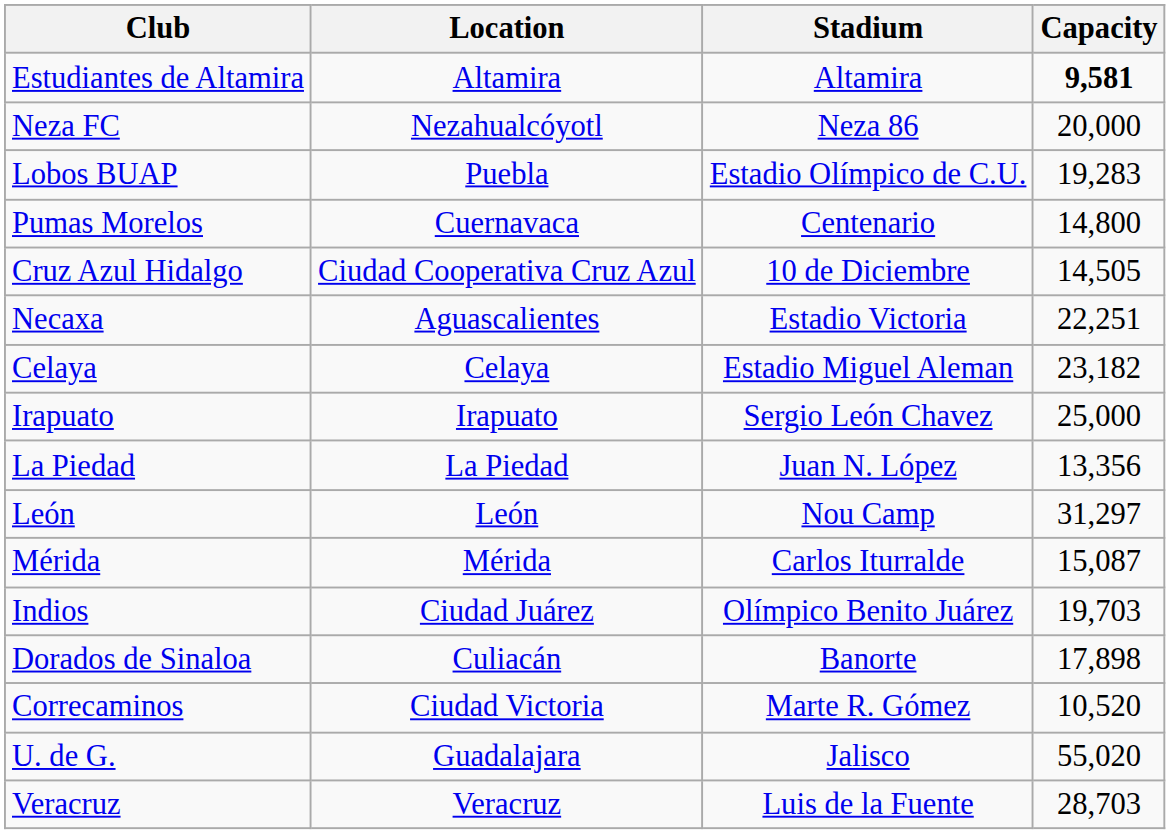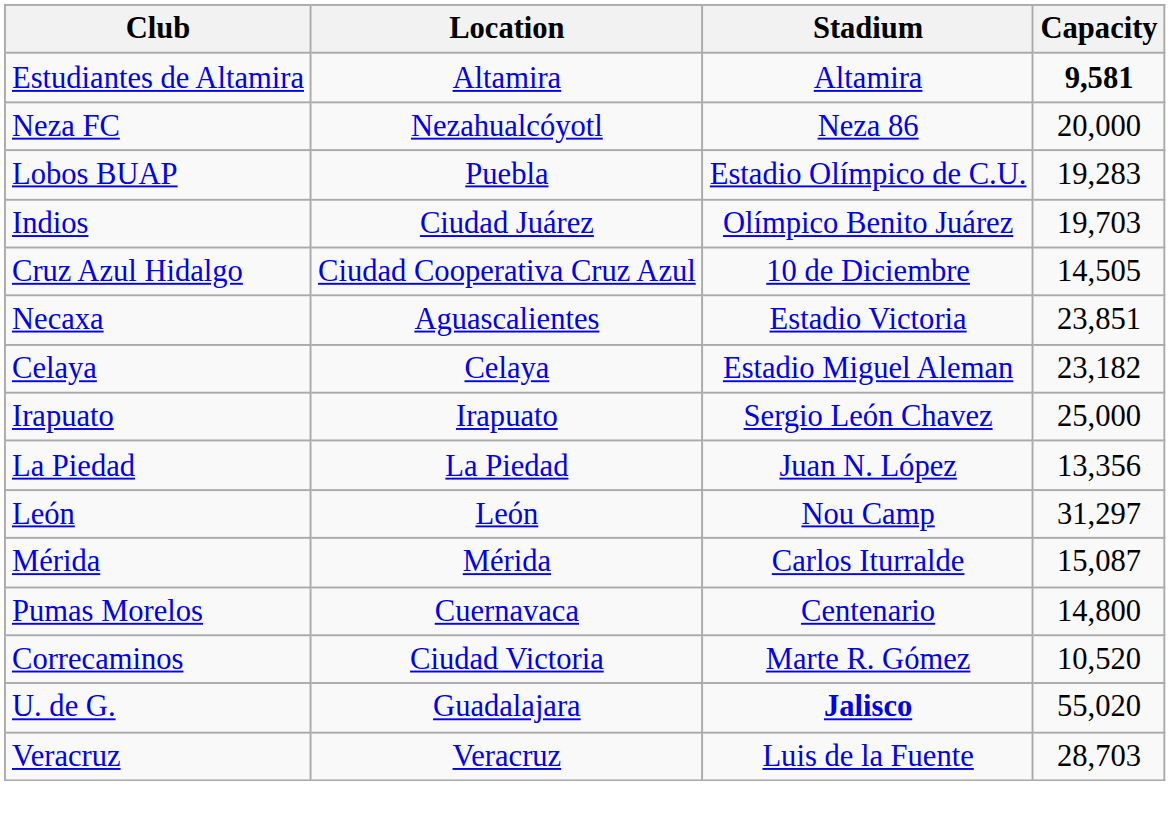rows swapped: (50, 610) <-> (107, 222)
(1099, 319) 22,251 -> (1099, 319) 23,851
- row: (132, 658)
(868, 755) normal -> (868, 707) bold
